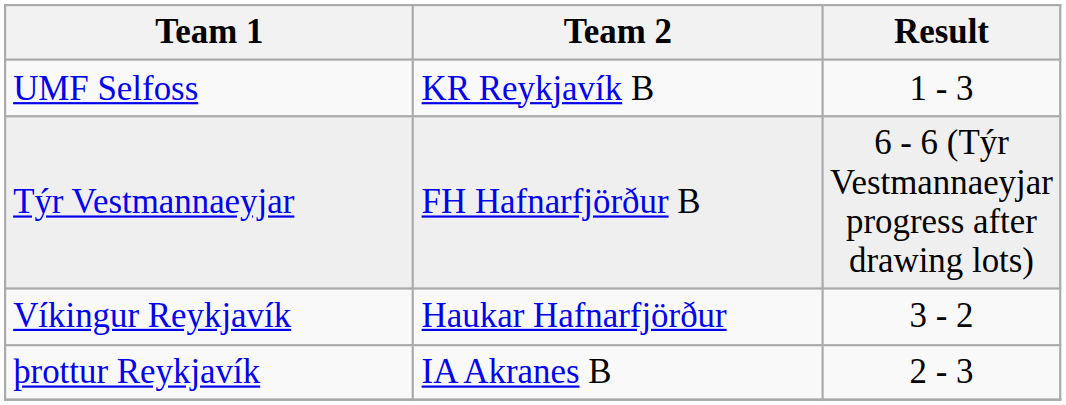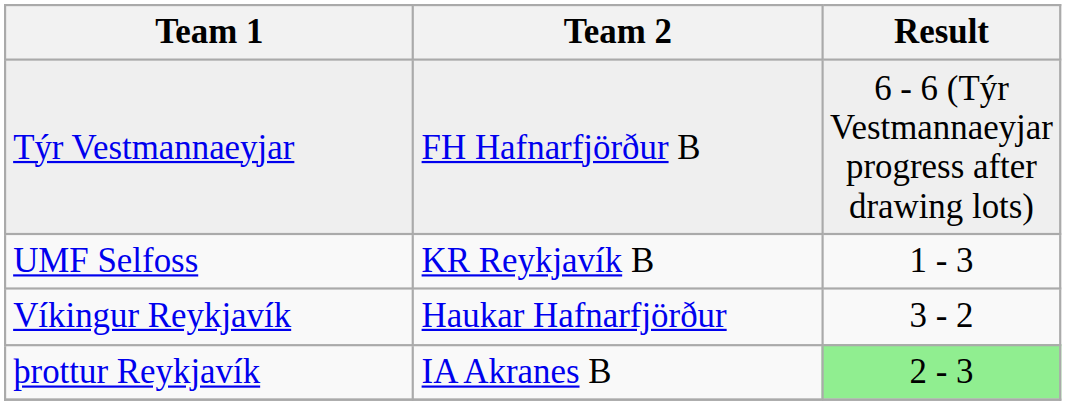rows swapped: (106, 87) <-> (154, 201)
(941, 371) no background -> (941, 371) lightgreen background
